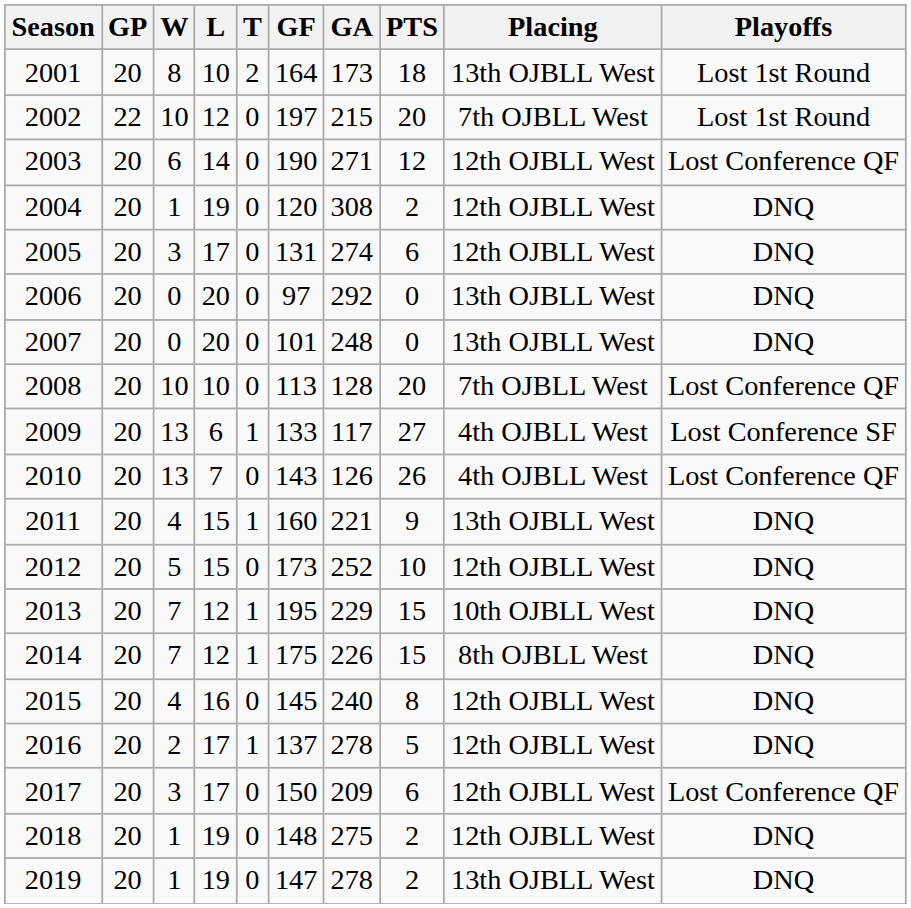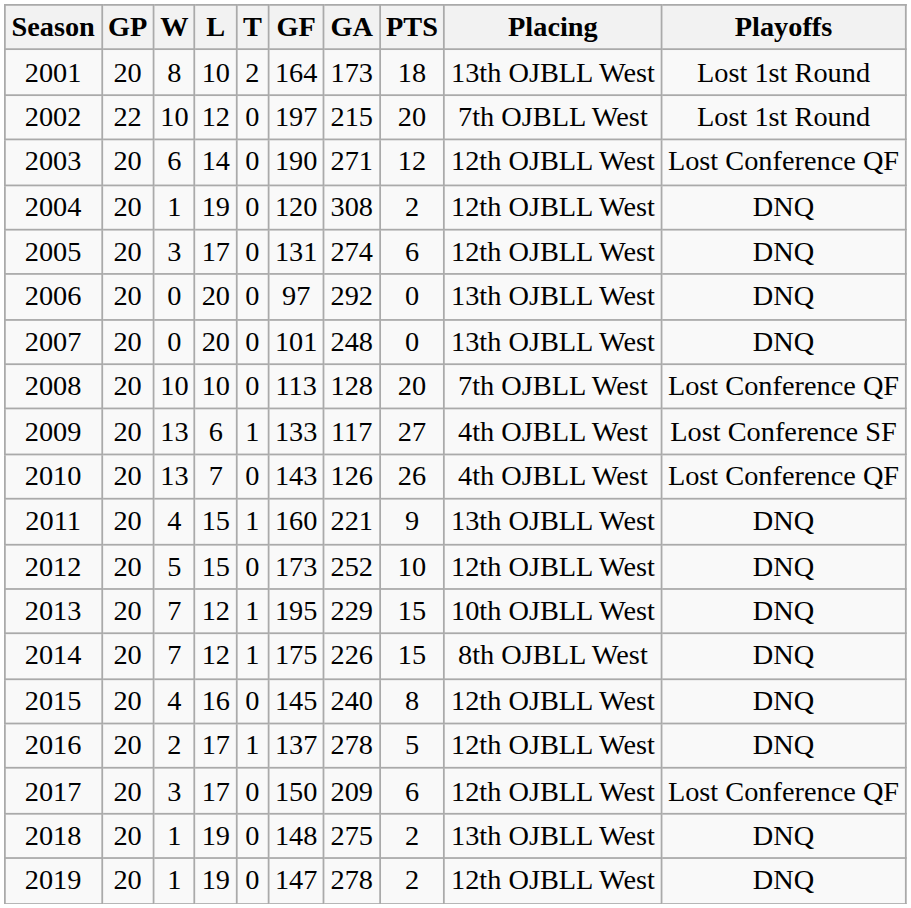(553, 835) 12th OJBLL West -> (553, 835) 13th OJBLL West
(553, 880) 13th OJBLL West -> (553, 880) 12th OJBLL West
